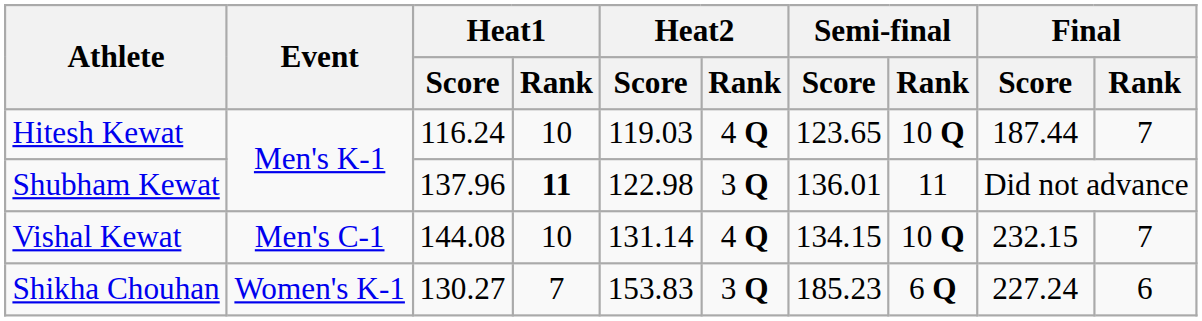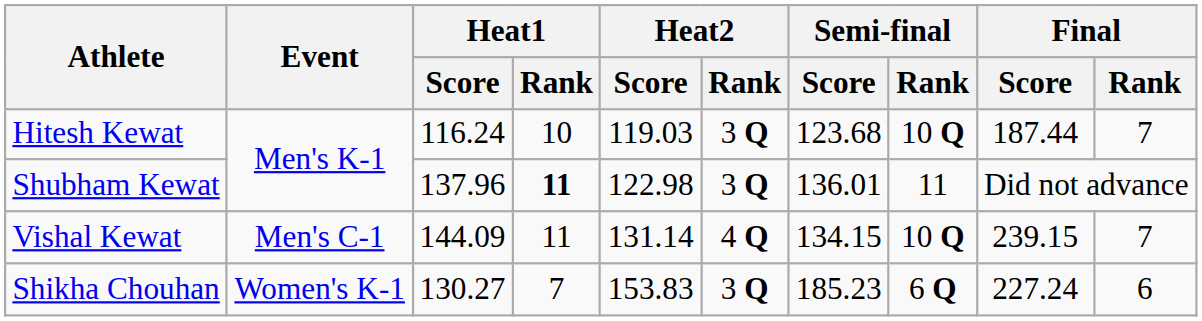(745, 133) 4 Q -> (745, 133) 3 Q
(839, 133) 123.65 -> (839, 133) 123.68
(462, 236) 144.08 -> (462, 236) 144.09
(557, 236) 10 -> (557, 236) 11
(1035, 236) 232.15 -> (1035, 236) 239.15
